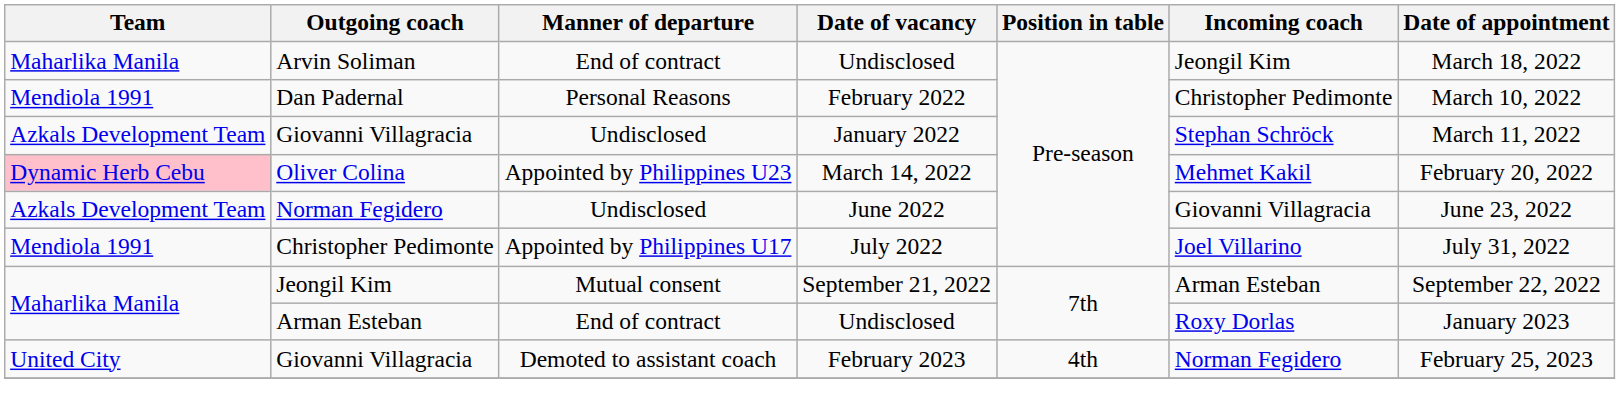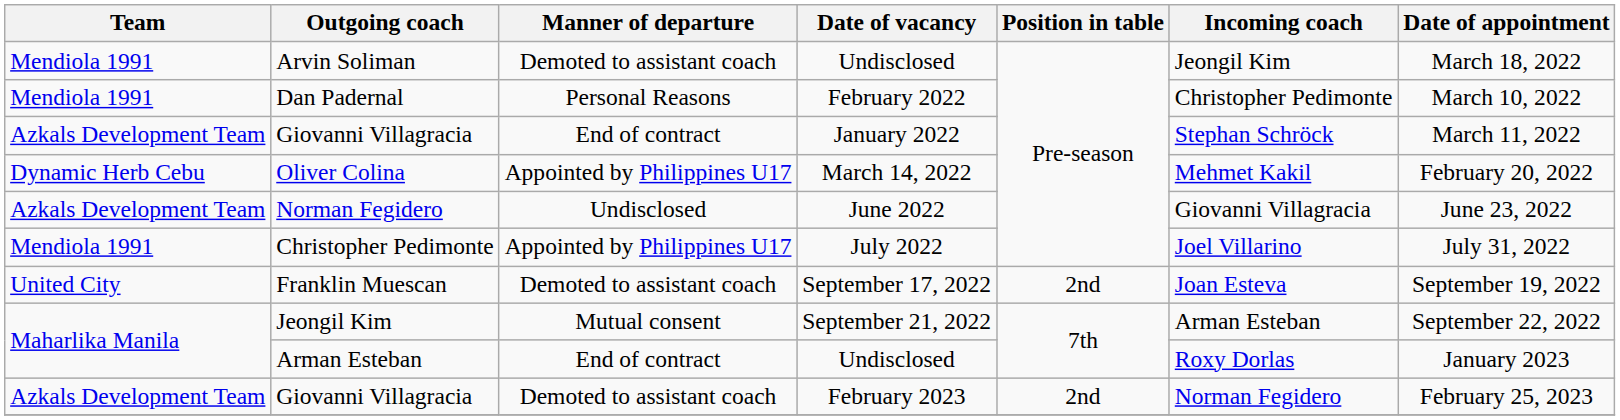(95, 60) Maharlika Manila -> (82, 60) Mendiola 1991
(648, 60) End of contract -> (648, 60) Demoted to assistant coach
(648, 135) Undisclosed -> (648, 135) End of contract
(107, 172) pink background -> (107, 172) no background
(648, 172) Appointed by Philippines U23 -> (648, 172) Appointed by Philippines U17
+ row: (361, 284)
(65, 358) United City -> (138, 396) Azkals Development Team
(1083, 358) 4th -> (1083, 396) 2nd
